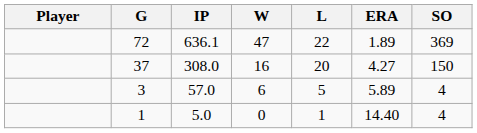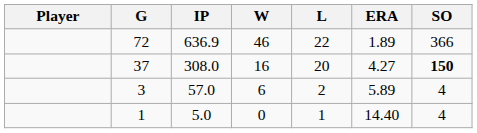(201, 41) 636.1 -> (201, 41) 636.9
(262, 41) 47 -> (262, 41) 46
(442, 41) 369 -> (442, 41) 366
(442, 66) normal -> (442, 66) bold
(322, 90) 5 -> (322, 90) 2
